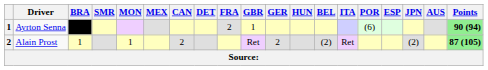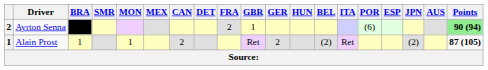(9, 26) 1 -> (9, 26) 2
(9, 42) 2 -> (9, 42) 1
(465, 42) lightgreen background -> (465, 42) no background
